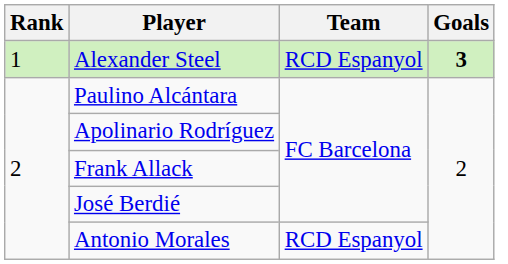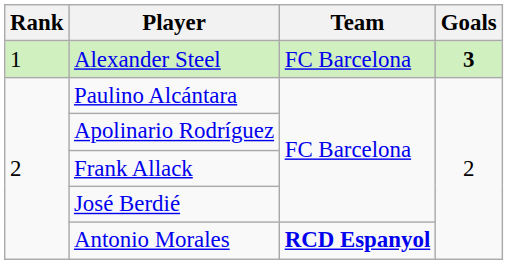(354, 58) RCD Espanyol -> (348, 58) FC Barcelona
(354, 240) normal -> (357, 240) bold
